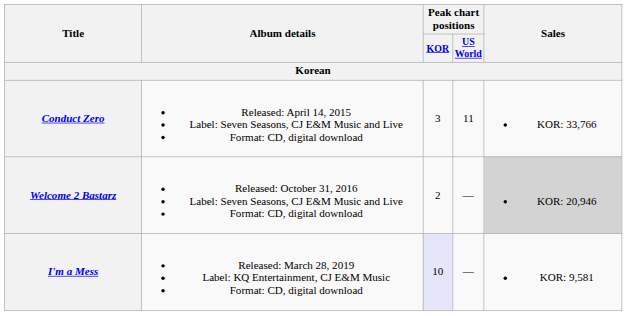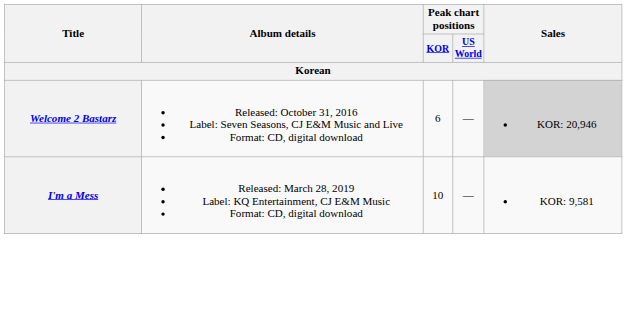- row: (73, 118)
(438, 195) 2 -> (438, 118) 6
(438, 272) lavender background -> (438, 195) no background
